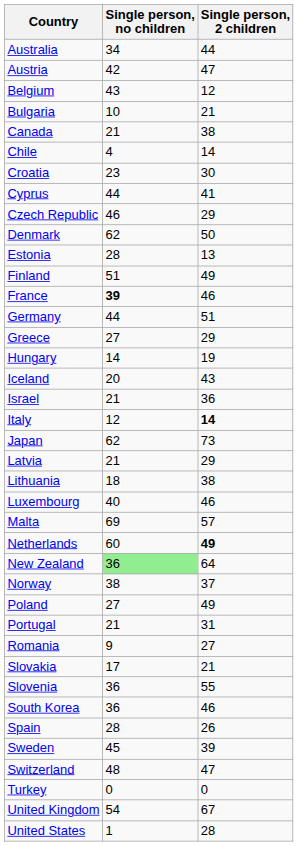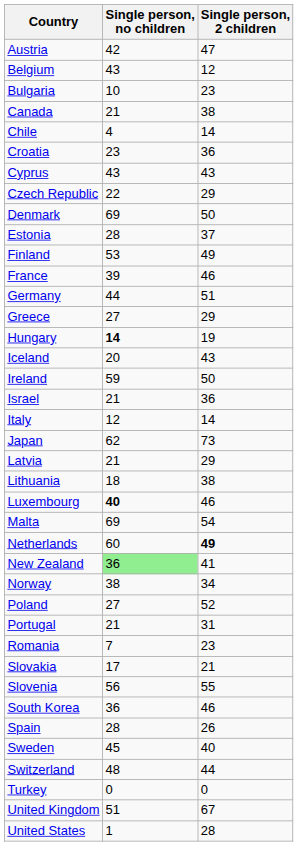- row: (33, 49)
(208, 111) 21 -> (208, 91) 23
(208, 173) 30 -> (208, 152) 36
(113, 193) 44 -> (113, 173) 43
(208, 193) 41 -> (208, 173) 43
(113, 214) 46 -> (113, 193) 22
(113, 234) 62 -> (113, 214) 69
(208, 255) 13 -> (208, 234) 37
(113, 276) 51 -> (113, 255) 53
(113, 296) bold -> (113, 276) normal
(113, 358) normal -> (113, 337) bold
+ row: (27, 378)
(208, 419) bold -> (208, 419) normal
(113, 502) normal -> (113, 502) bold
(208, 522) 57 -> (208, 522) 54
(208, 563) 64 -> (208, 563) 41
(208, 584) 37 -> (208, 584) 34
(208, 604) 49 -> (208, 604) 52
(109, 645) 9 -> (109, 645) 7
(208, 645) 27 -> (208, 645) 23
(113, 687) 36 -> (113, 687) 56
(208, 748) 39 -> (208, 748) 40
(208, 769) 47 -> (208, 769) 44
(113, 810) 54 -> (113, 810) 51
